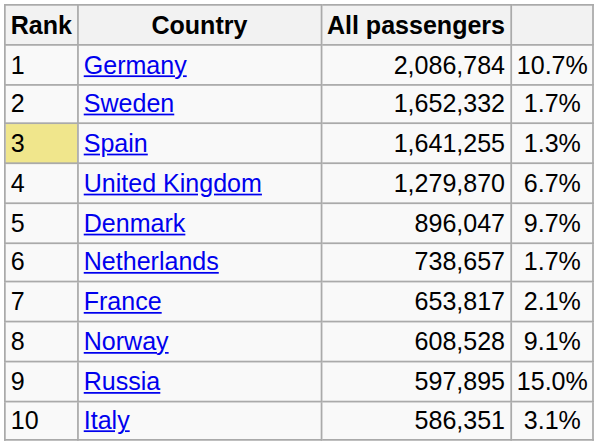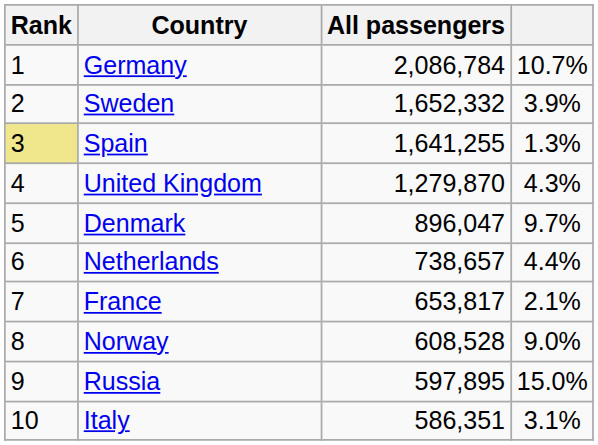(552, 104) 1.7% -> (552, 104) 3.9%
(552, 183) 6.7% -> (552, 183) 4.3%
(552, 263) 1.7% -> (552, 263) 4.4%
(552, 342) 9.1% -> (552, 342) 9.0%
